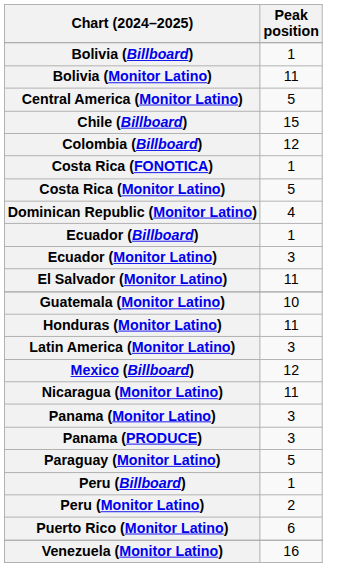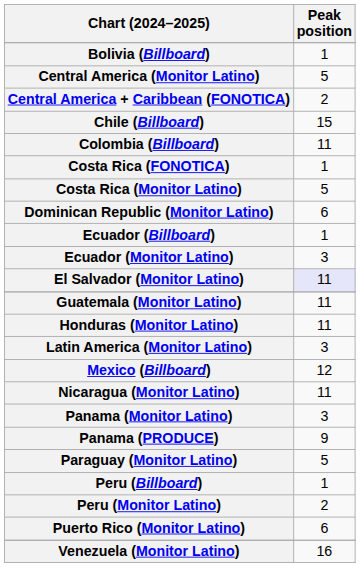- row: (132, 76)
+ row: (149, 99)
(291, 144) 12 -> (324, 144) 11
(291, 212) 4 -> (324, 212) 6
(291, 280) no background -> (324, 280) lavender background
(291, 302) 10 -> (324, 302) 11
(291, 438) 3 -> (324, 438) 9
